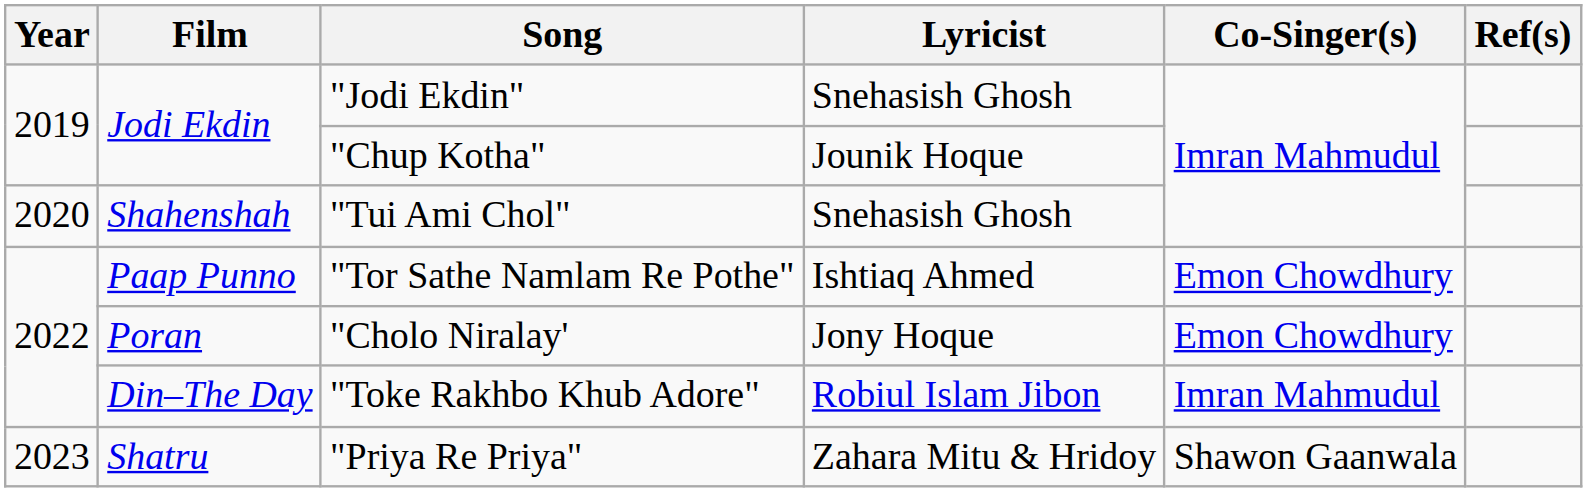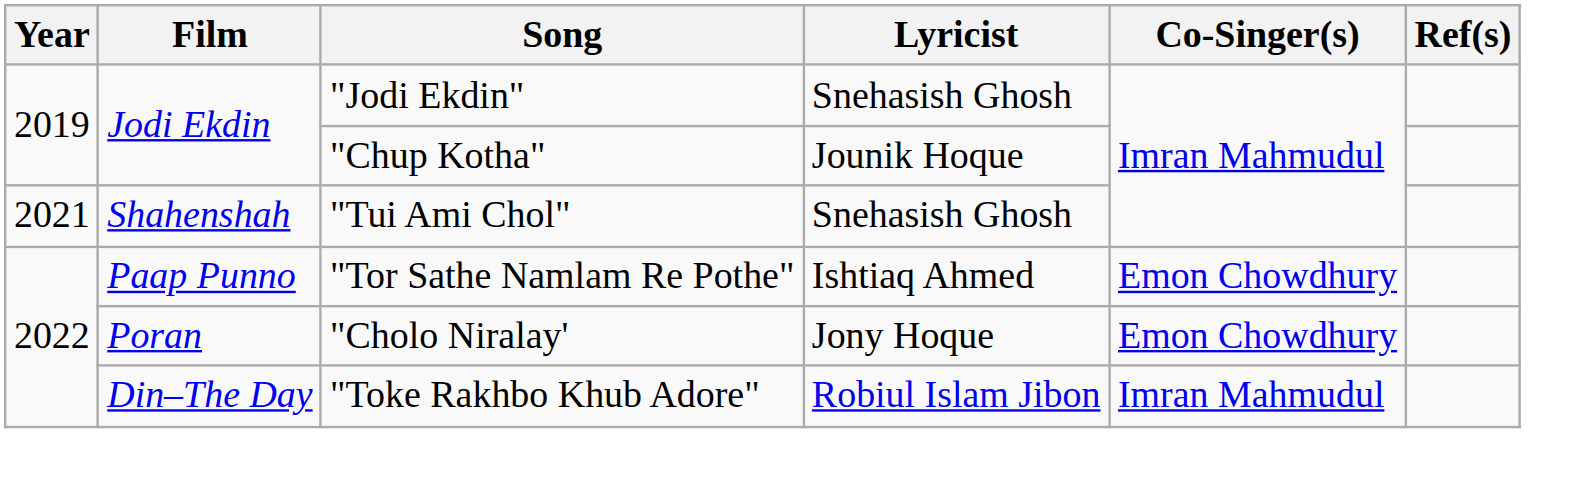(52, 214) 2020 -> (52, 214) 2021
- row: (456, 455)
